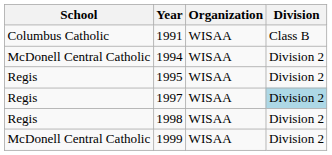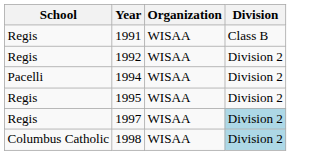(58, 35) Columbus Catholic -> (22, 35) Regis
+ row: (128, 56)
(79, 56) McDonell Central Catholic -> (25, 77) Pacelli
(22, 118) Regis -> (58, 139) Columbus Catholic
(297, 118) no background -> (255, 139) lightblue background
- row: (169, 139)
